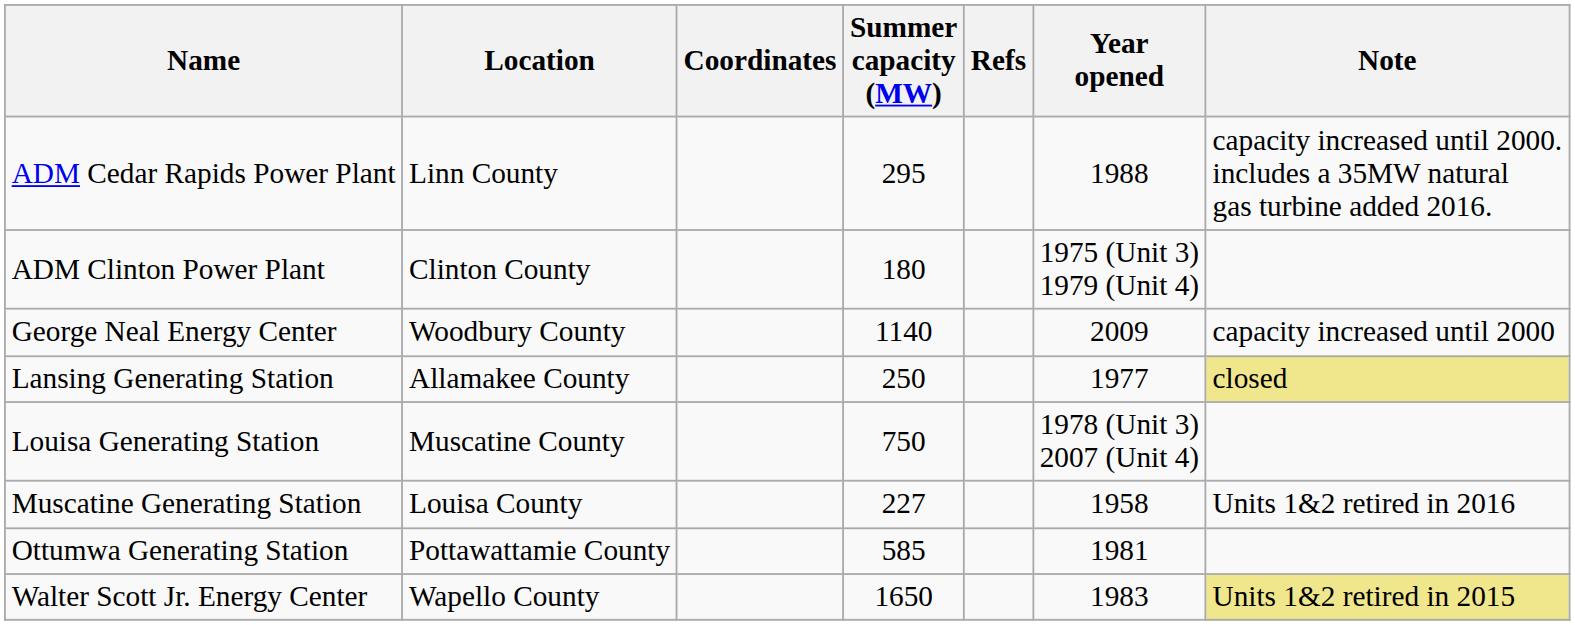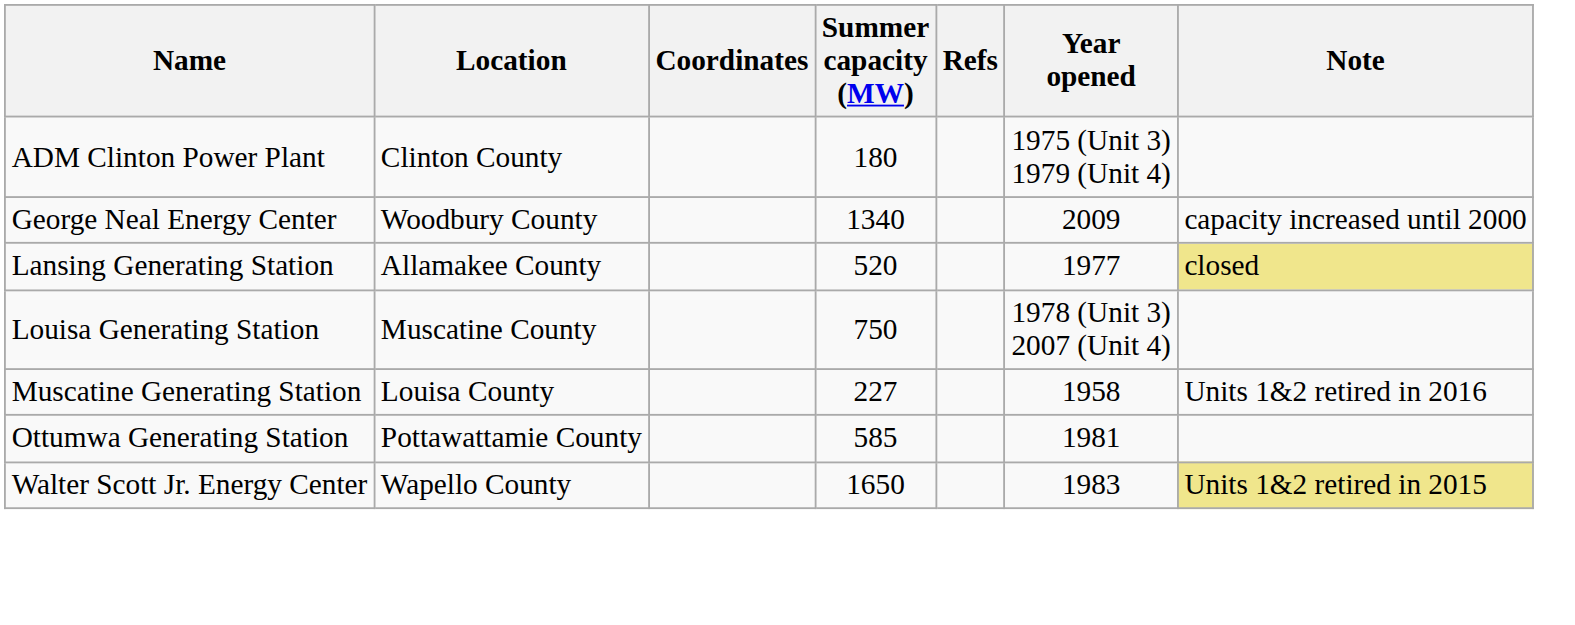- row: (204, 172)
(904, 331) 1140 -> (876, 219) 1340
(904, 378) 250 -> (876, 265) 520
